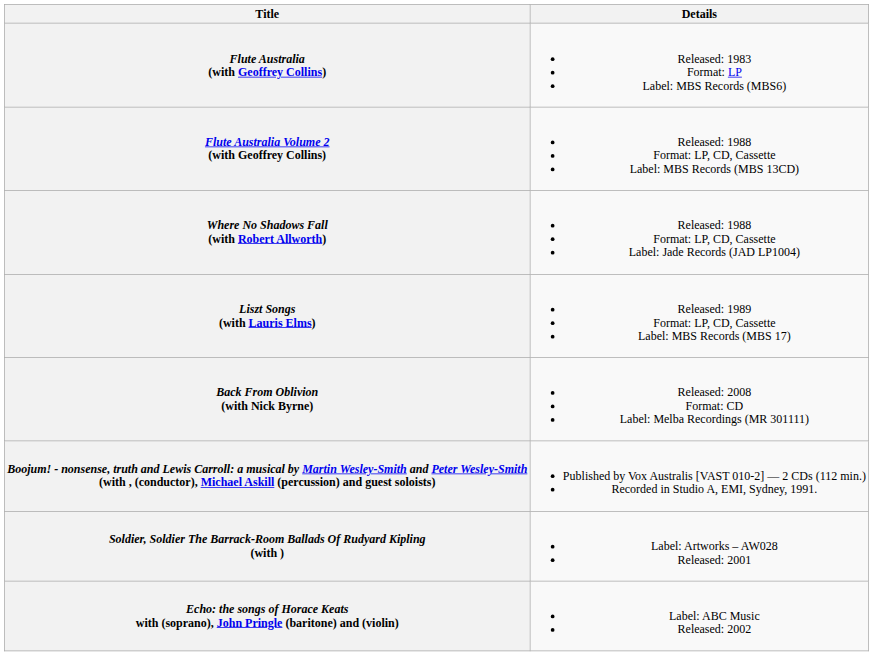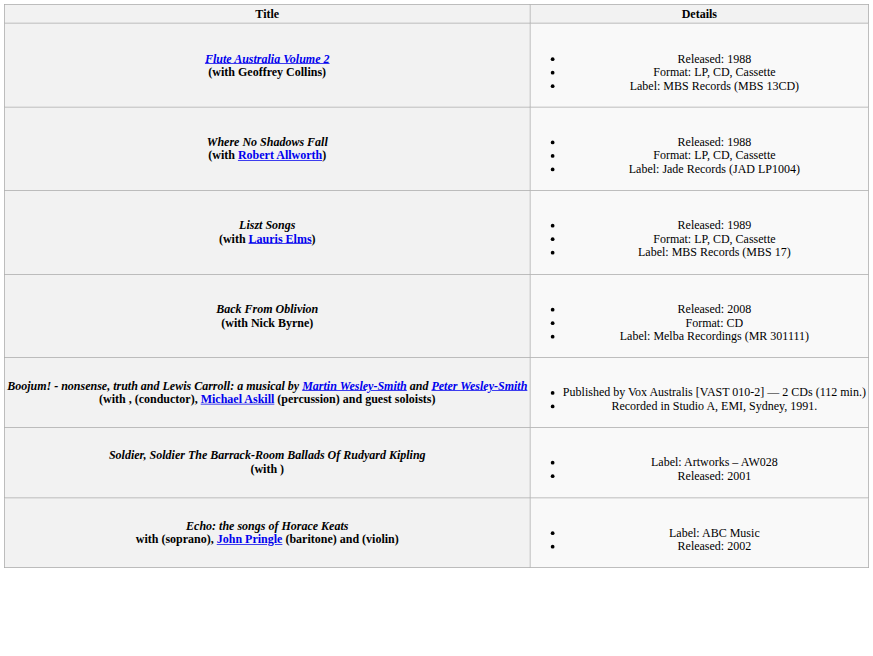- row: (267, 65)
